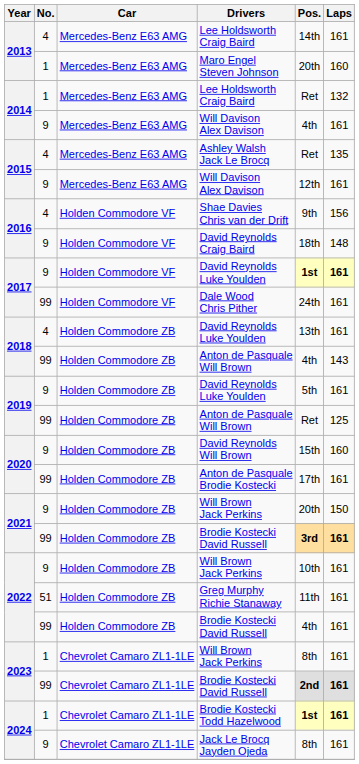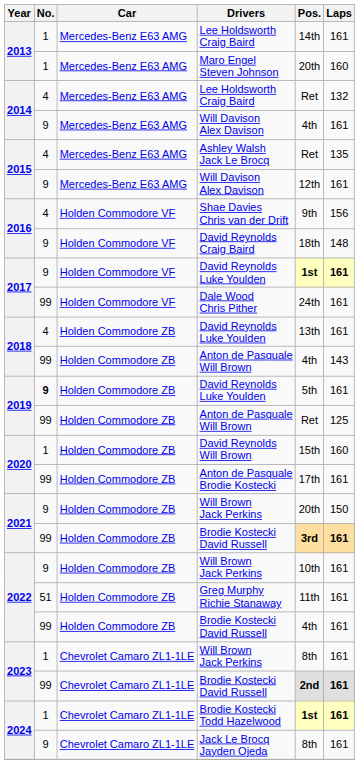(46, 36) 4 -> (46, 36) 1
(46, 95) 1 -> (46, 95) 4
(46, 390) normal -> (46, 390) bold
(46, 449) 9 -> (46, 449) 1
